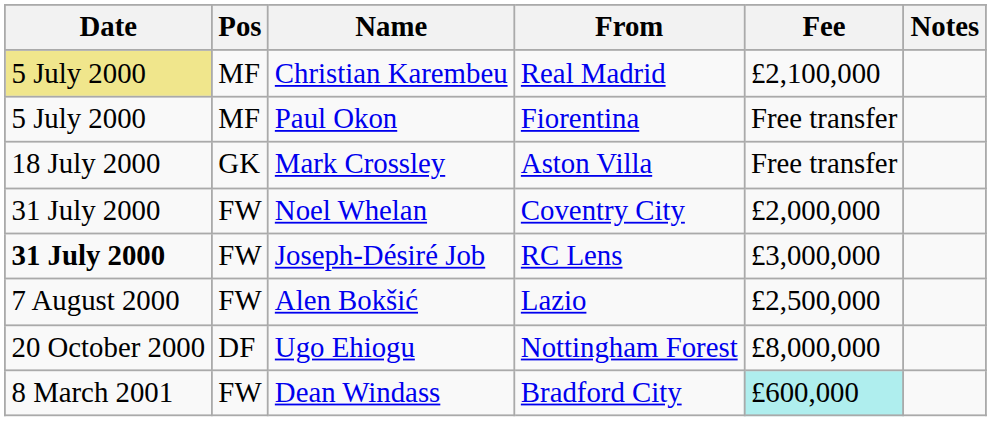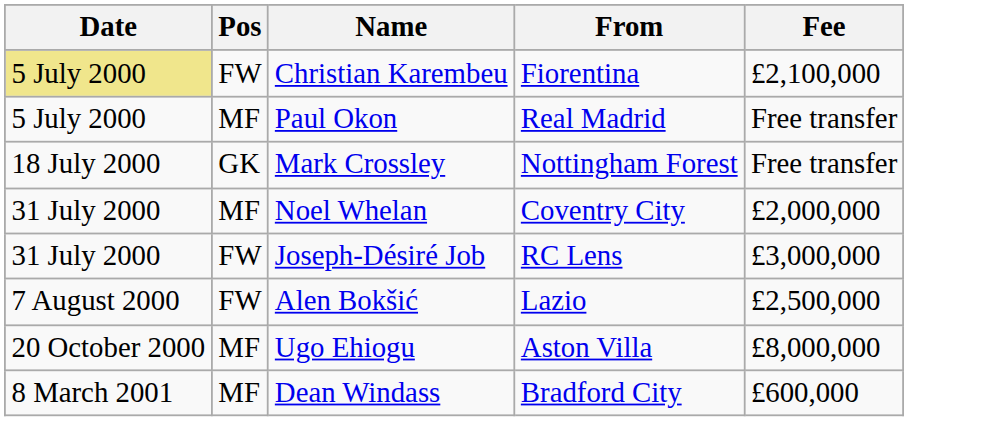- column: (945, 27)
(239, 73) MF -> (240, 73) FW
(593, 73) Real Madrid -> (580, 73) Fiorentina
(580, 118) Fiorentina -> (593, 118) Real Madrid
(587, 164) Aston Villa -> (629, 164) Nottingham Forest
(240, 210) FW -> (239, 210) MF
(88, 255) bold -> (86, 255) normal
(237, 347) DF -> (239, 347) MF
(629, 347) Nottingham Forest -> (587, 347) Aston Villa
(240, 392) FW -> (239, 392) MF
(805, 392) paleturquoise background -> (805, 392) no background
